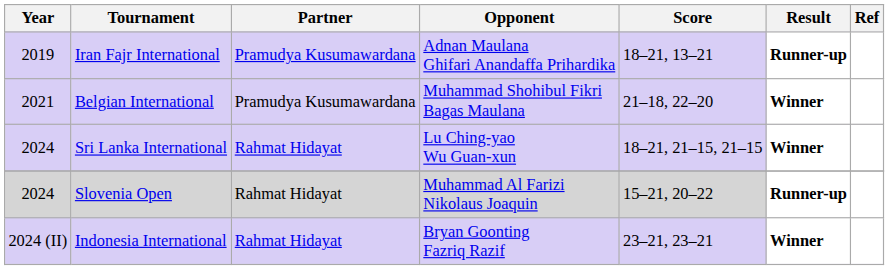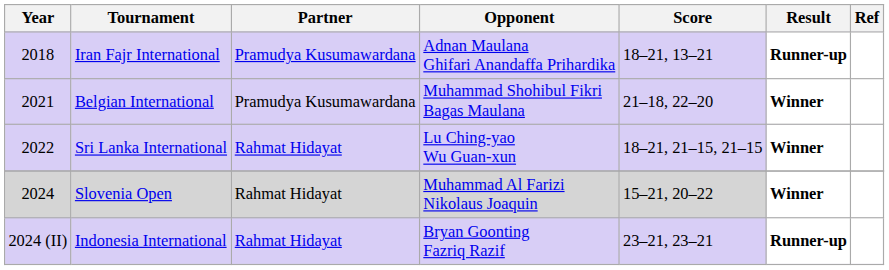(38, 55) 2019 -> (38, 55) 2018
(38, 148) 2024 -> (38, 148) 2022
(809, 194) Runner-up -> (797, 194) Winner
(797, 241) Winner -> (809, 241) Runner-up
